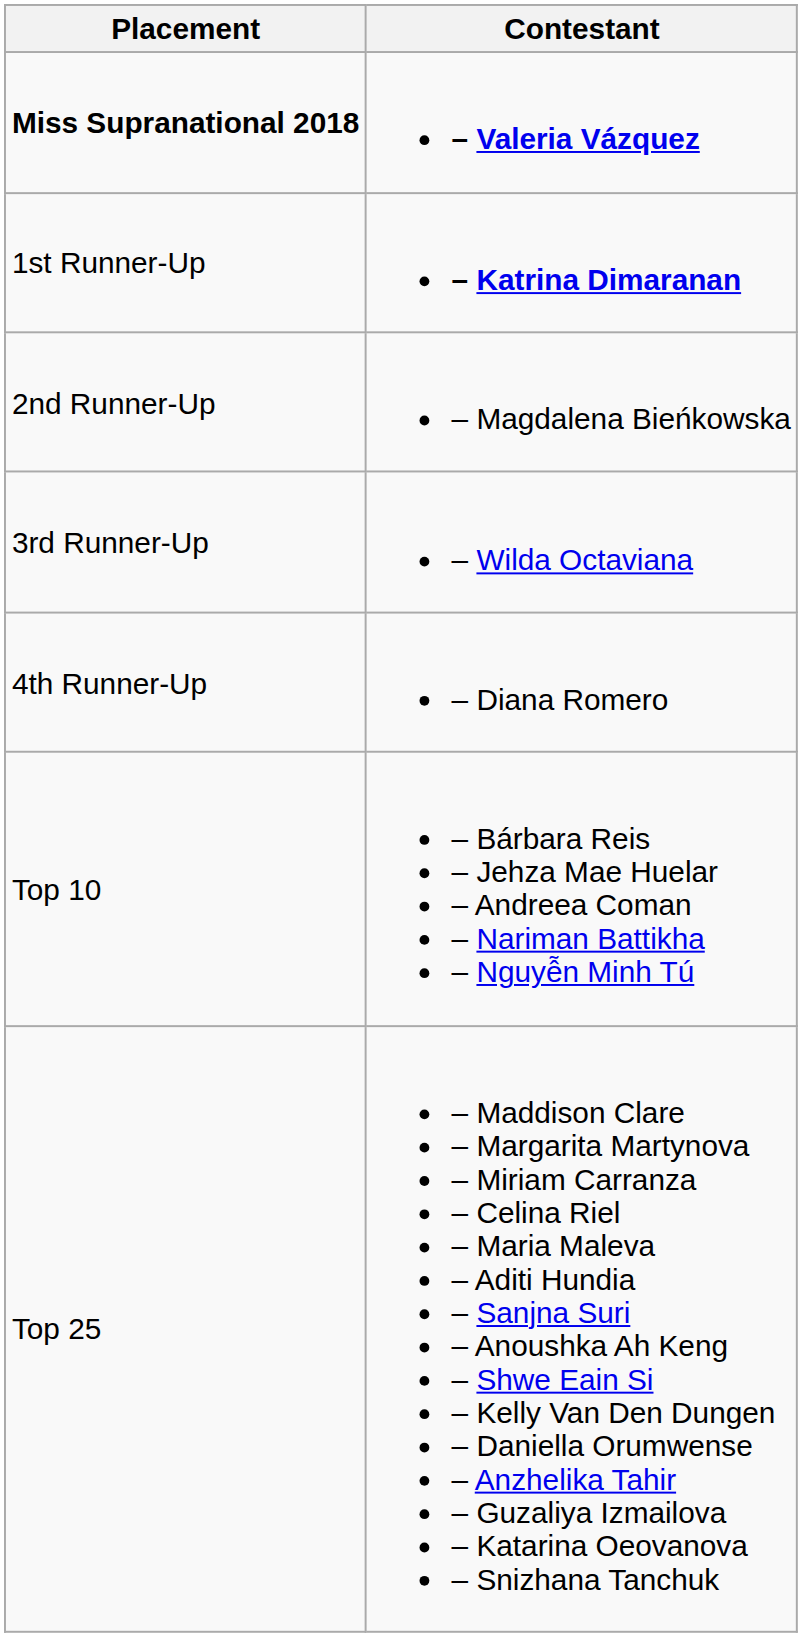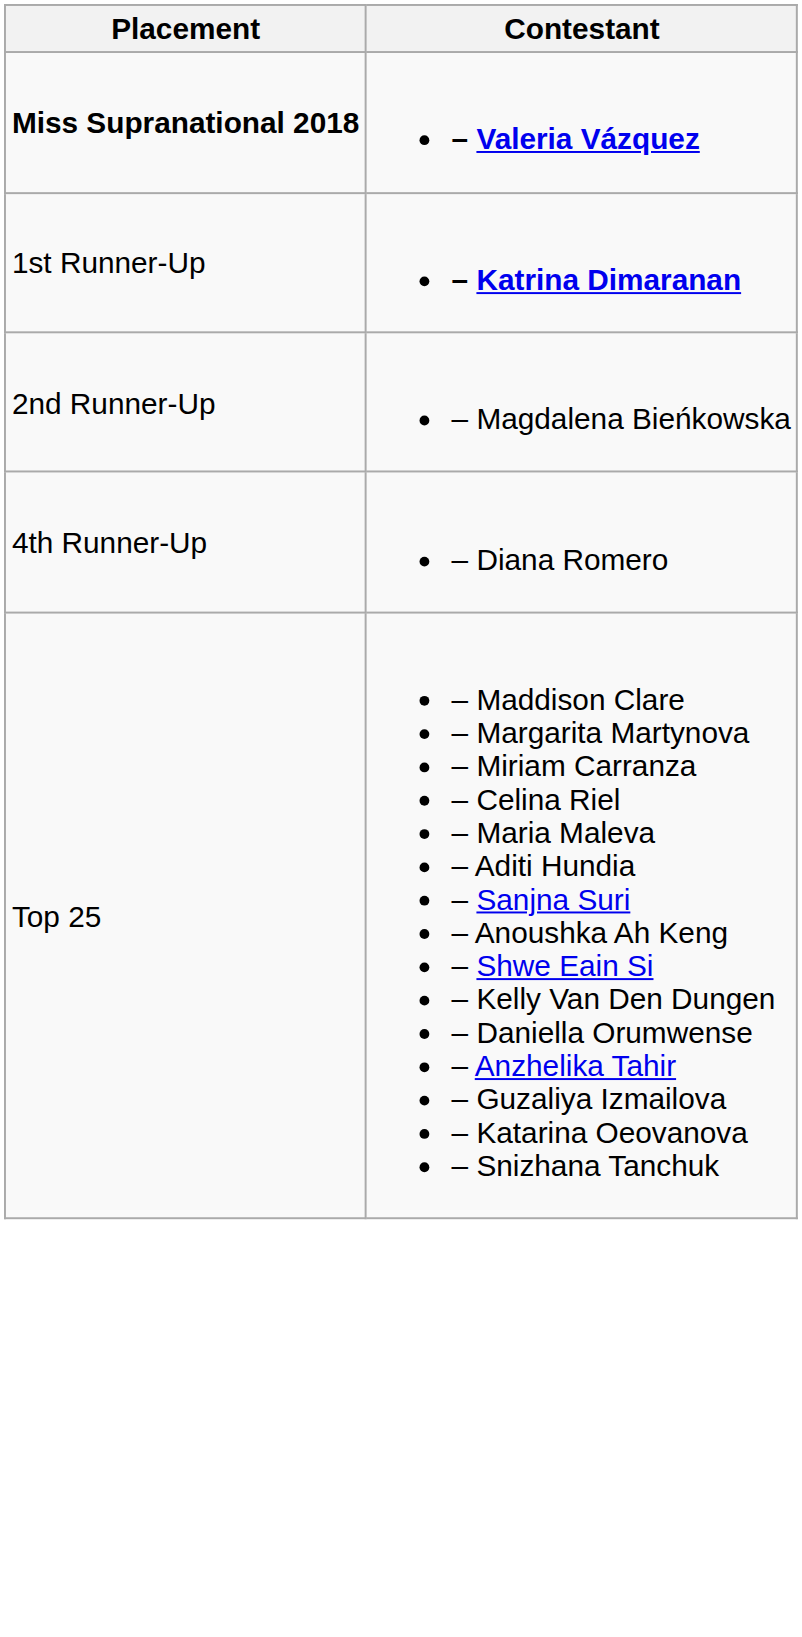- row: (110, 542)
- row: (57, 889)
